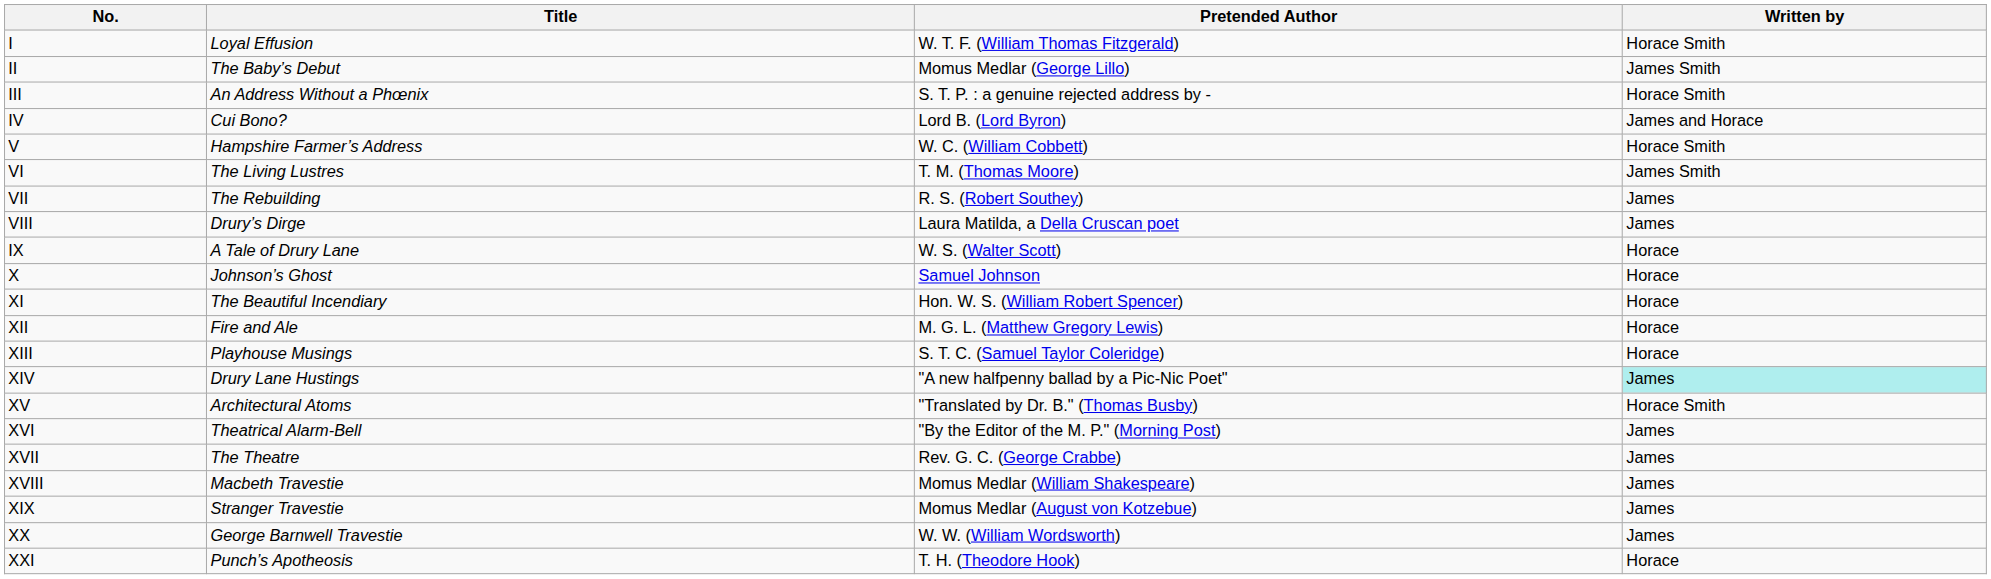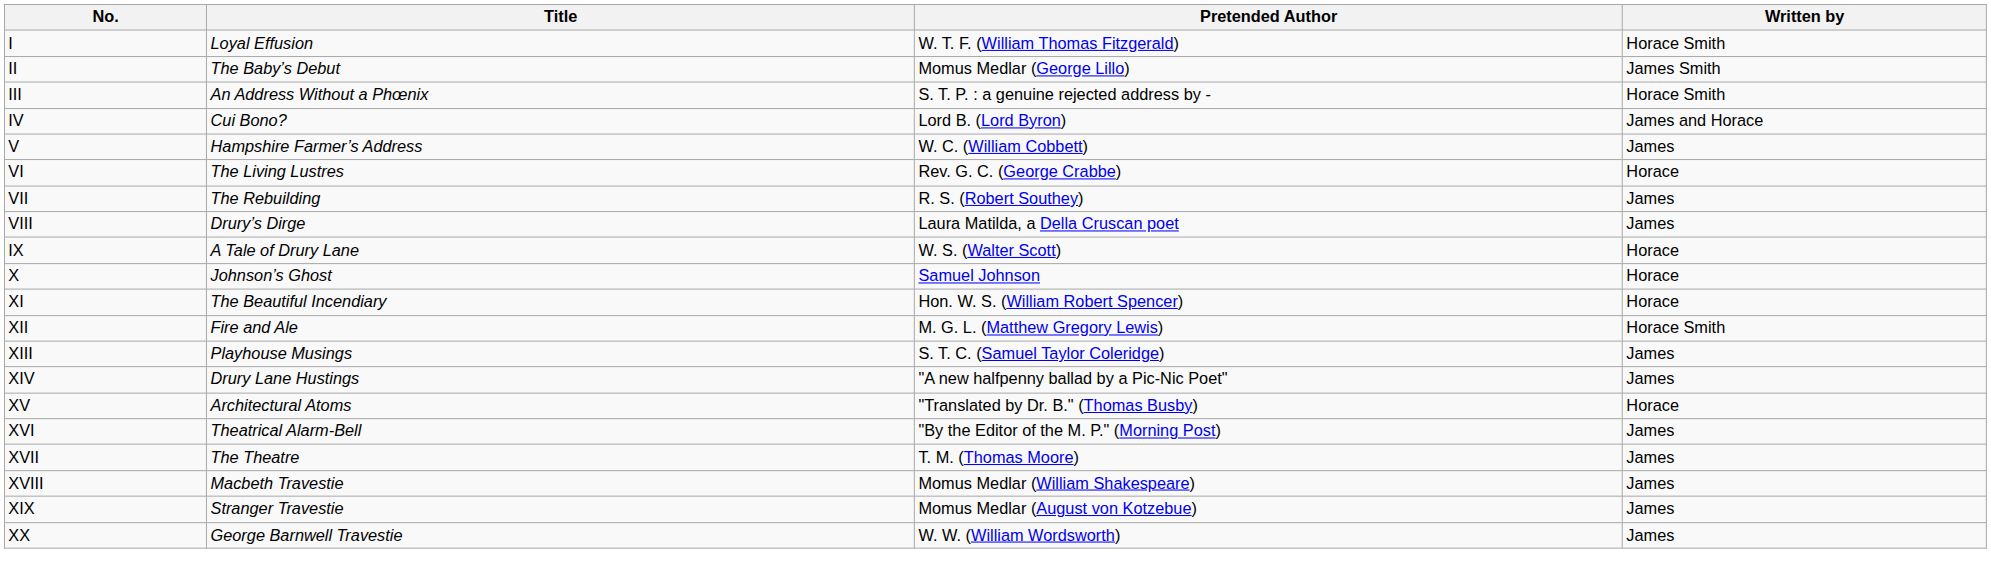(1676, 146) Horace Smith -> (1650, 146) James
(999, 172) T. M. (Thomas Moore) -> (1020, 172) Rev. G. C. (George Crabbe)
(1674, 172) James Smith -> (1653, 172) Horace
(1653, 328) Horace -> (1676, 328) Horace Smith
(1653, 353) Horace -> (1650, 353) James
(1650, 379) paleturquoise background -> (1650, 379) no background
(1676, 405) Horace Smith -> (1653, 405) Horace
(1020, 457) Rev. G. C. (George Crabbe) -> (999, 457) T. M. (Thomas Moore)
- row: (21, 560)
